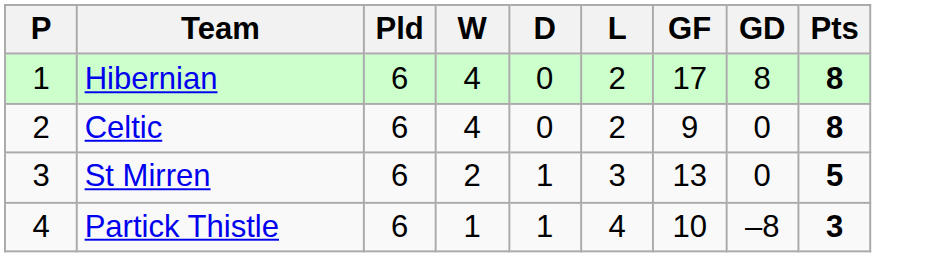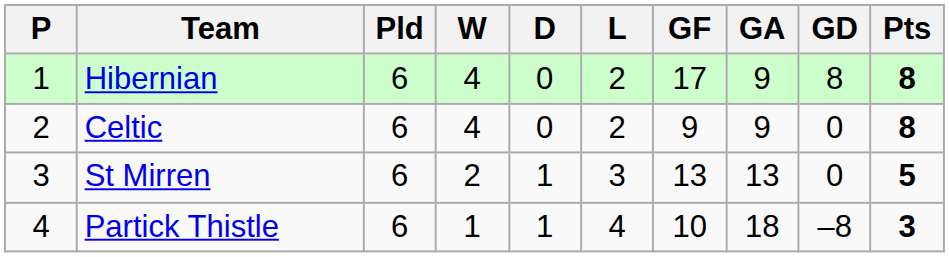+ column: (762, 29)
